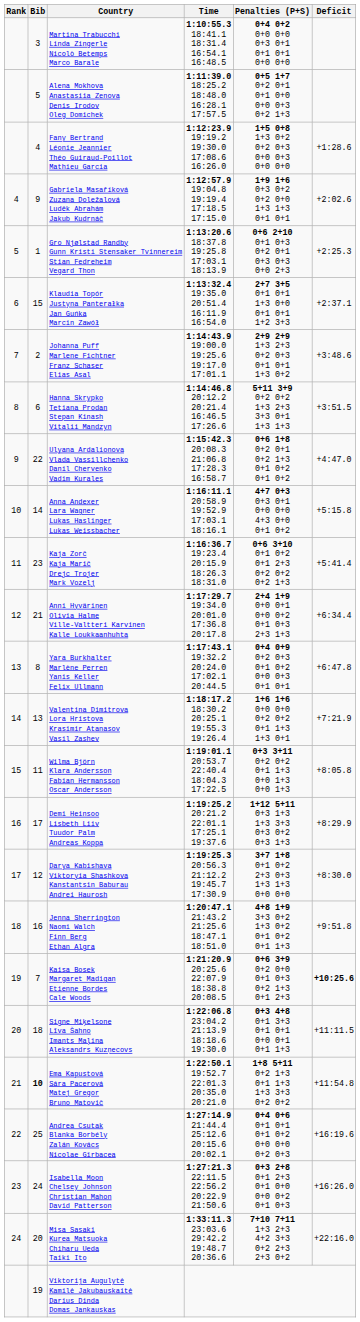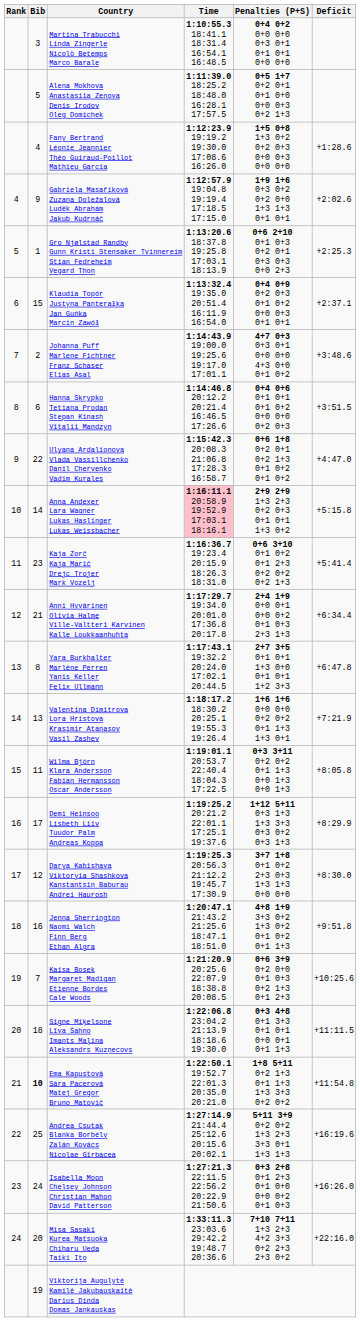(273, 304) 2+7 3+5 0+1 0+1 1+3 0+0 0+1 0+1 1+2 3+3 -> (273, 304) 0+4 0+9 0+2 0+3 0+1 0+2 0+0 0+3 0+1 0+1
(273, 356) 2+9 2+9 1+3 2+3 0+2 0+3 0+1 0+1 1+3 0+2 -> (273, 356) 4+7 0+3 0+3 0+1 0+0 0+0 4+3 0+0 0+1 0+2
(273, 408) 5+11 3+9 0+2 0+2 1+3 2+3 3+3 0+1 1+3 1+3 -> (273, 408) 0+4 0+6 0+1 0+1 0+1 0+2 0+0 0+0 0+2 0+3
(209, 512) no background -> (209, 512) pink background
(273, 512) 4+7 0+3 0+3 0+1 0+0 0+0 4+3 0+0 0+1 0+2 -> (273, 512) 2+9 2+9 1+3 2+3 0+2 0+3 0+1 0+1 1+3 0+2
(273, 667) 0+4 0+9 0+2 0+3 0+1 0+2 0+0 0+3 0+1 0+1 -> (273, 667) 2+7 3+5 0+1 0+1 1+3 0+0 0+1 0+1 1+2 3+3
(334, 979) bold -> (334, 979) normal
(273, 1135) 0+4 0+6 0+1 0+1 0+1 0+2 0+0 0+0 0+2 0+3 -> (273, 1135) 5+11 3+9 0+2 0+2 1+3 2+3 3+3 0+1 1+3 1+3
